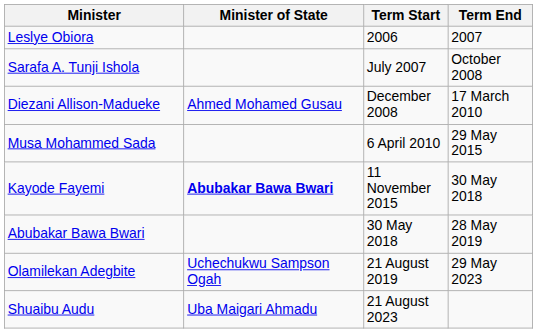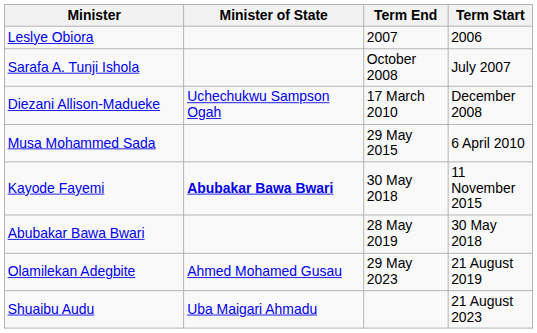columns swapped: (406, 15) <-> (490, 15)
(265, 105) Ahmed Mohamed Gusau -> (258, 105) Uchechukwu Sampson Ogah
(258, 271) Uchechukwu Sampson Ogah -> (265, 271) Ahmed Mohamed Gusau
